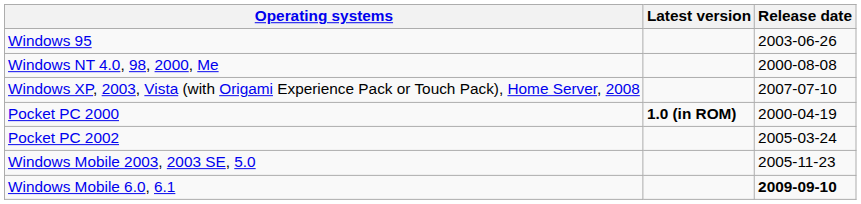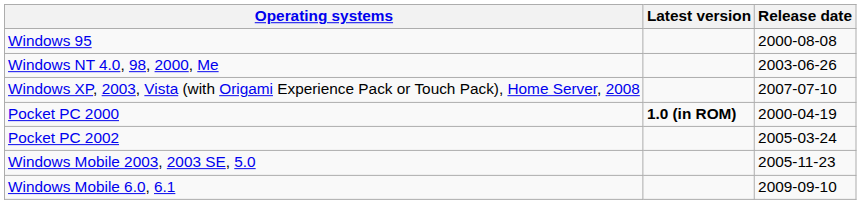(797, 41) 2003-06-26 -> (797, 41) 2000-08-08
(797, 65) 2000-08-08 -> (797, 65) 2003-06-26
(797, 187) bold -> (797, 187) normal
